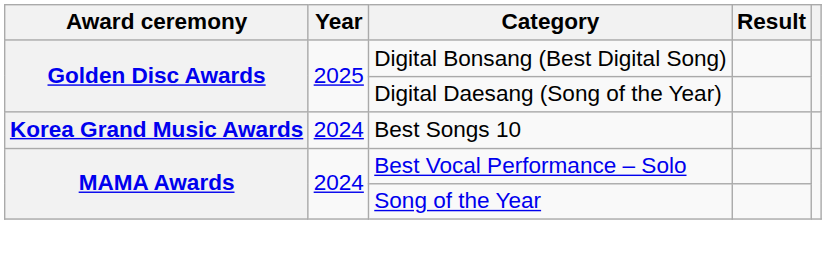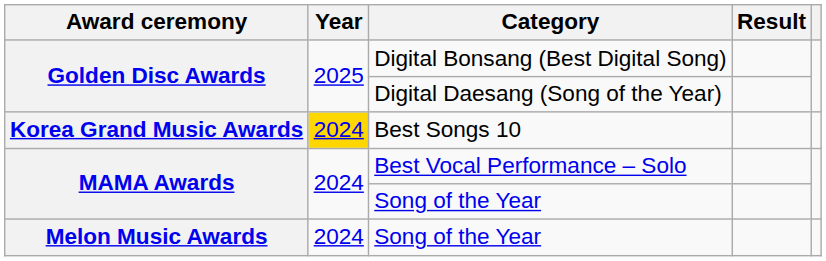(339, 129) no background -> (339, 129) gold background
+ row: (157, 237)
